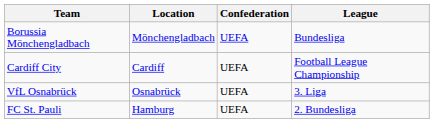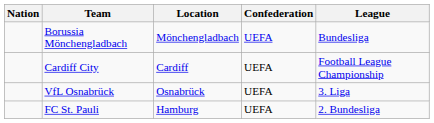+ column: (23, 13)
